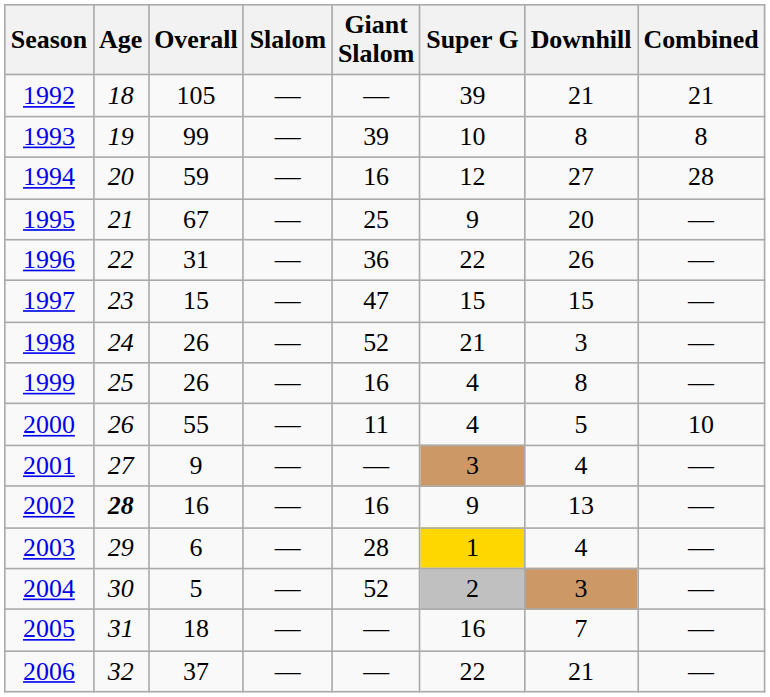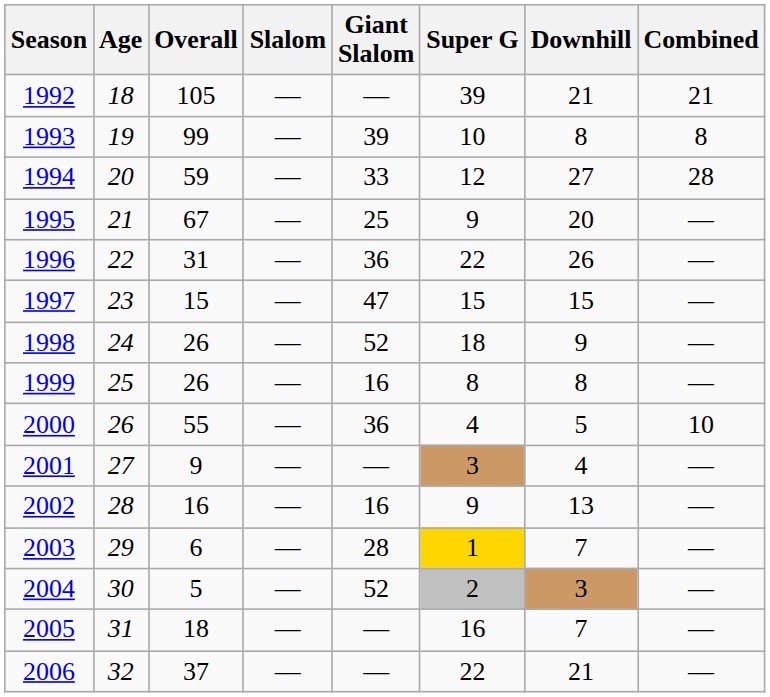(376, 177) 16 -> (376, 177) 33
(472, 341) 21 -> (472, 341) 18
(581, 341) 3 -> (581, 341) 9
(472, 383) 4 -> (472, 383) 8
(376, 424) 11 -> (376, 424) 36
(121, 506) bold -> (121, 506) normal
(581, 547) 4 -> (581, 547) 7
